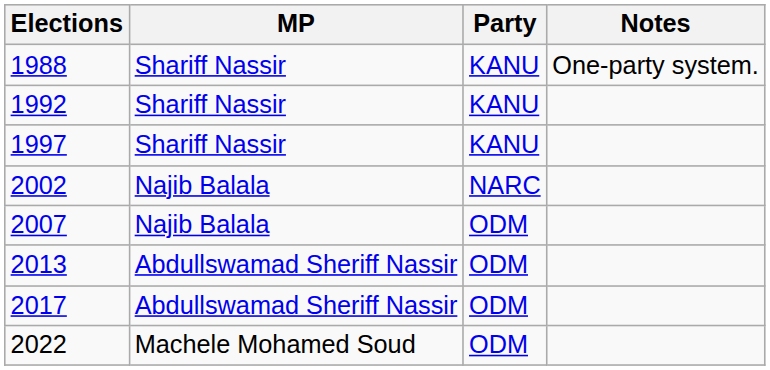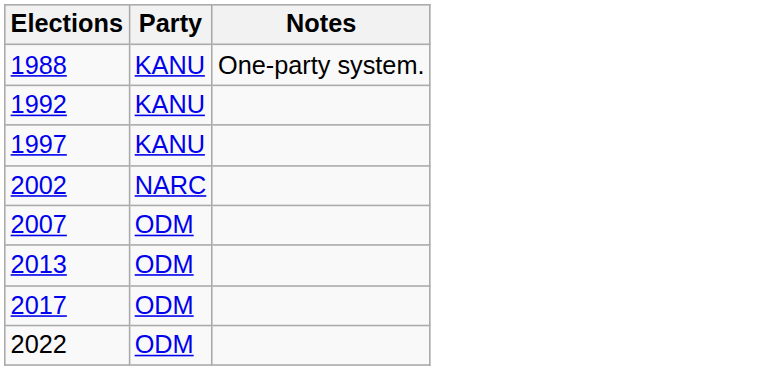- column: (296, 24)
